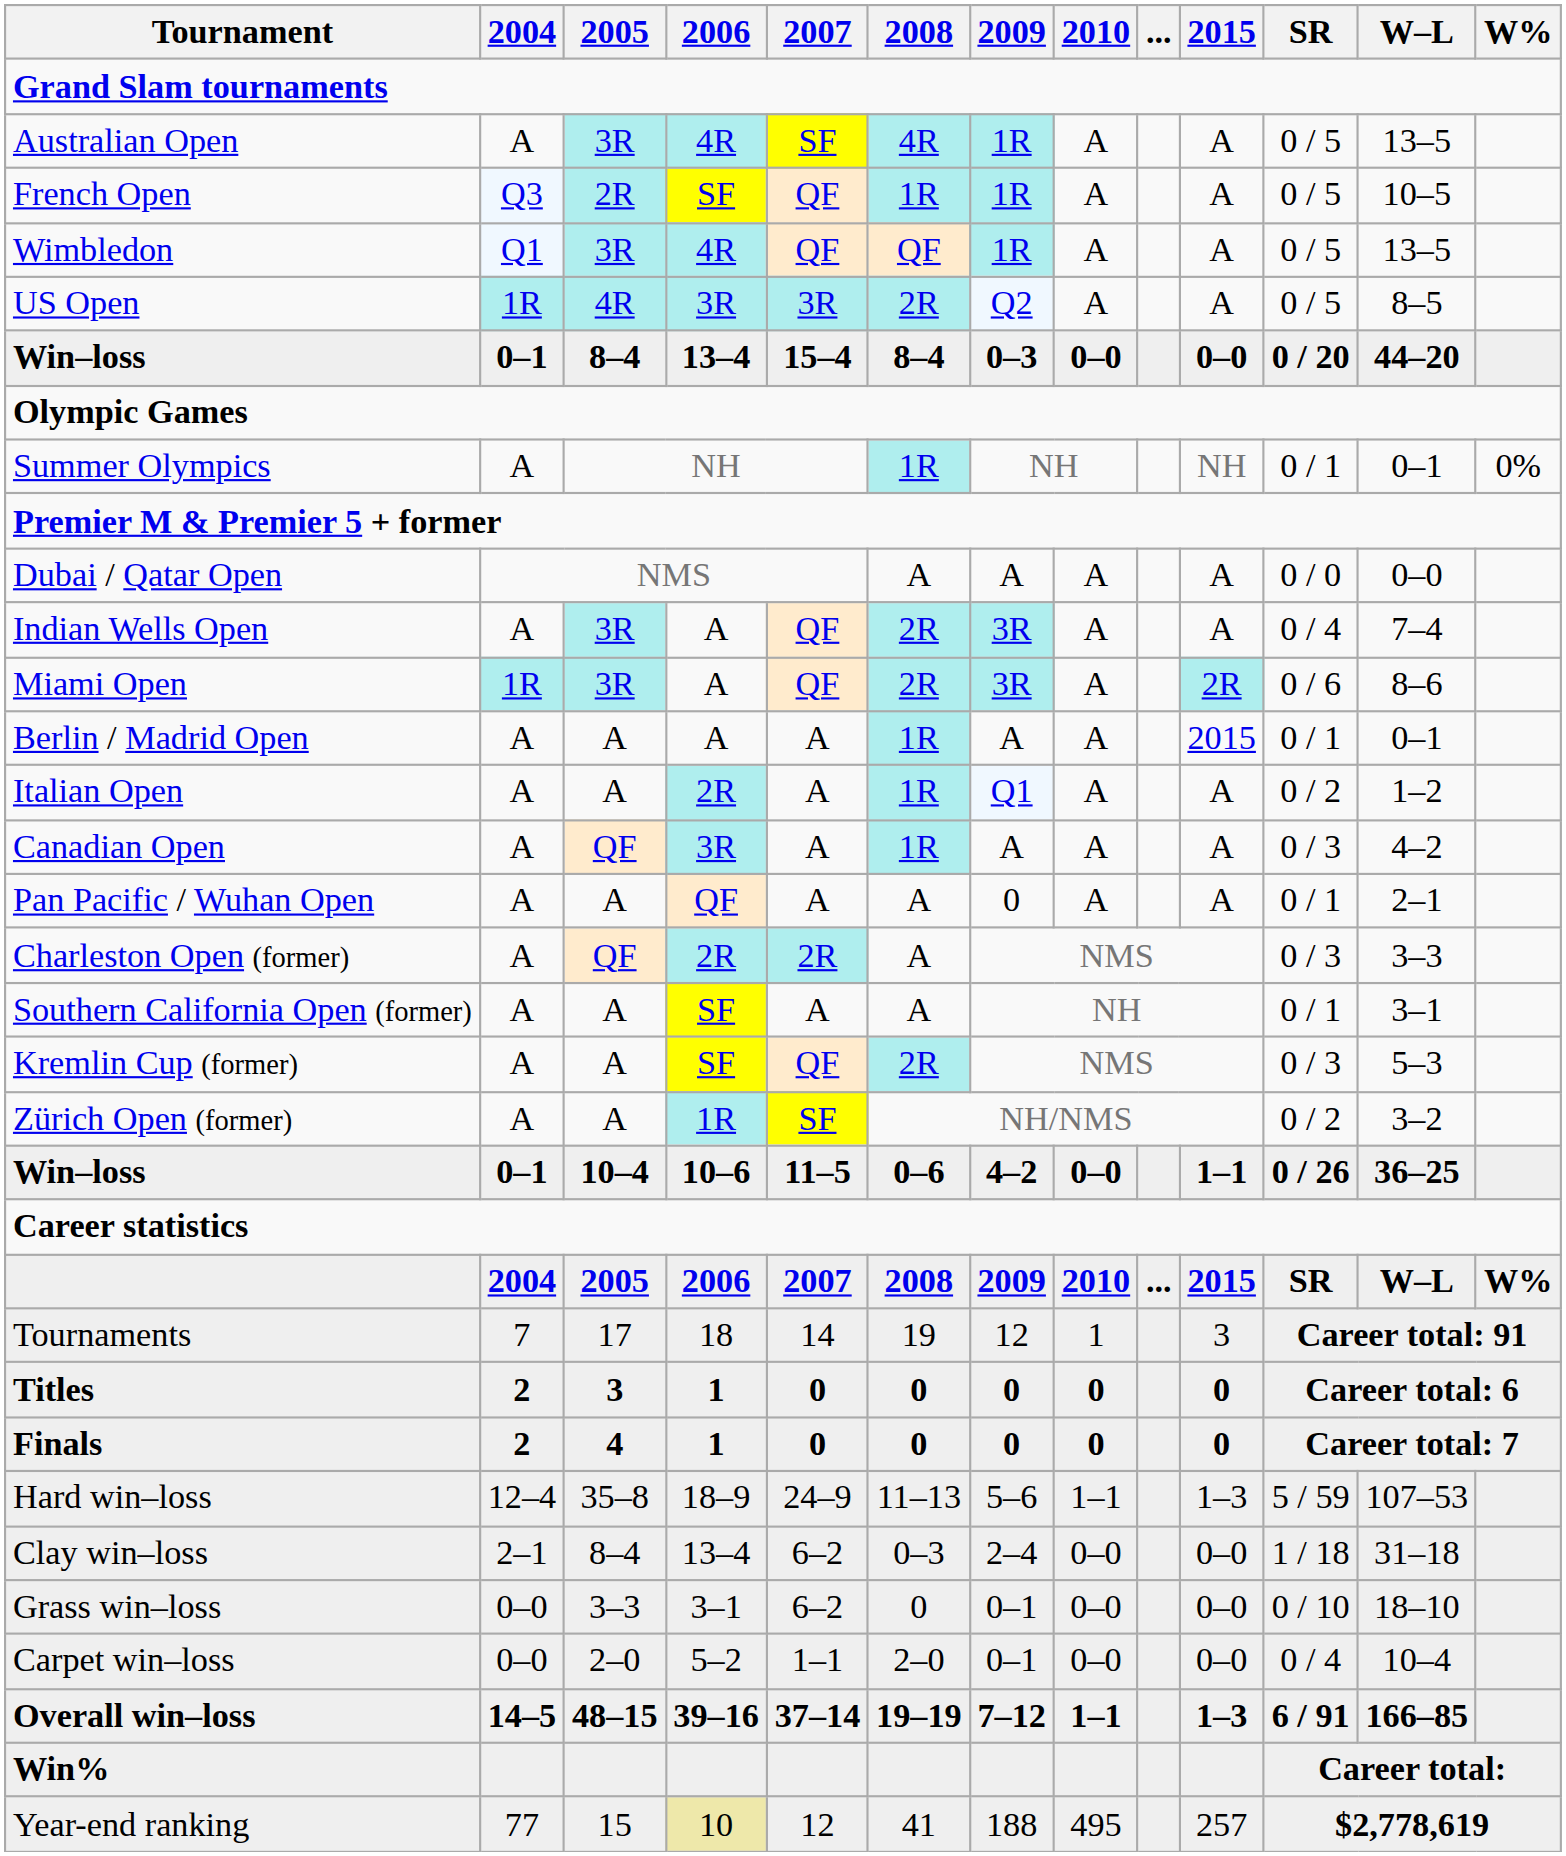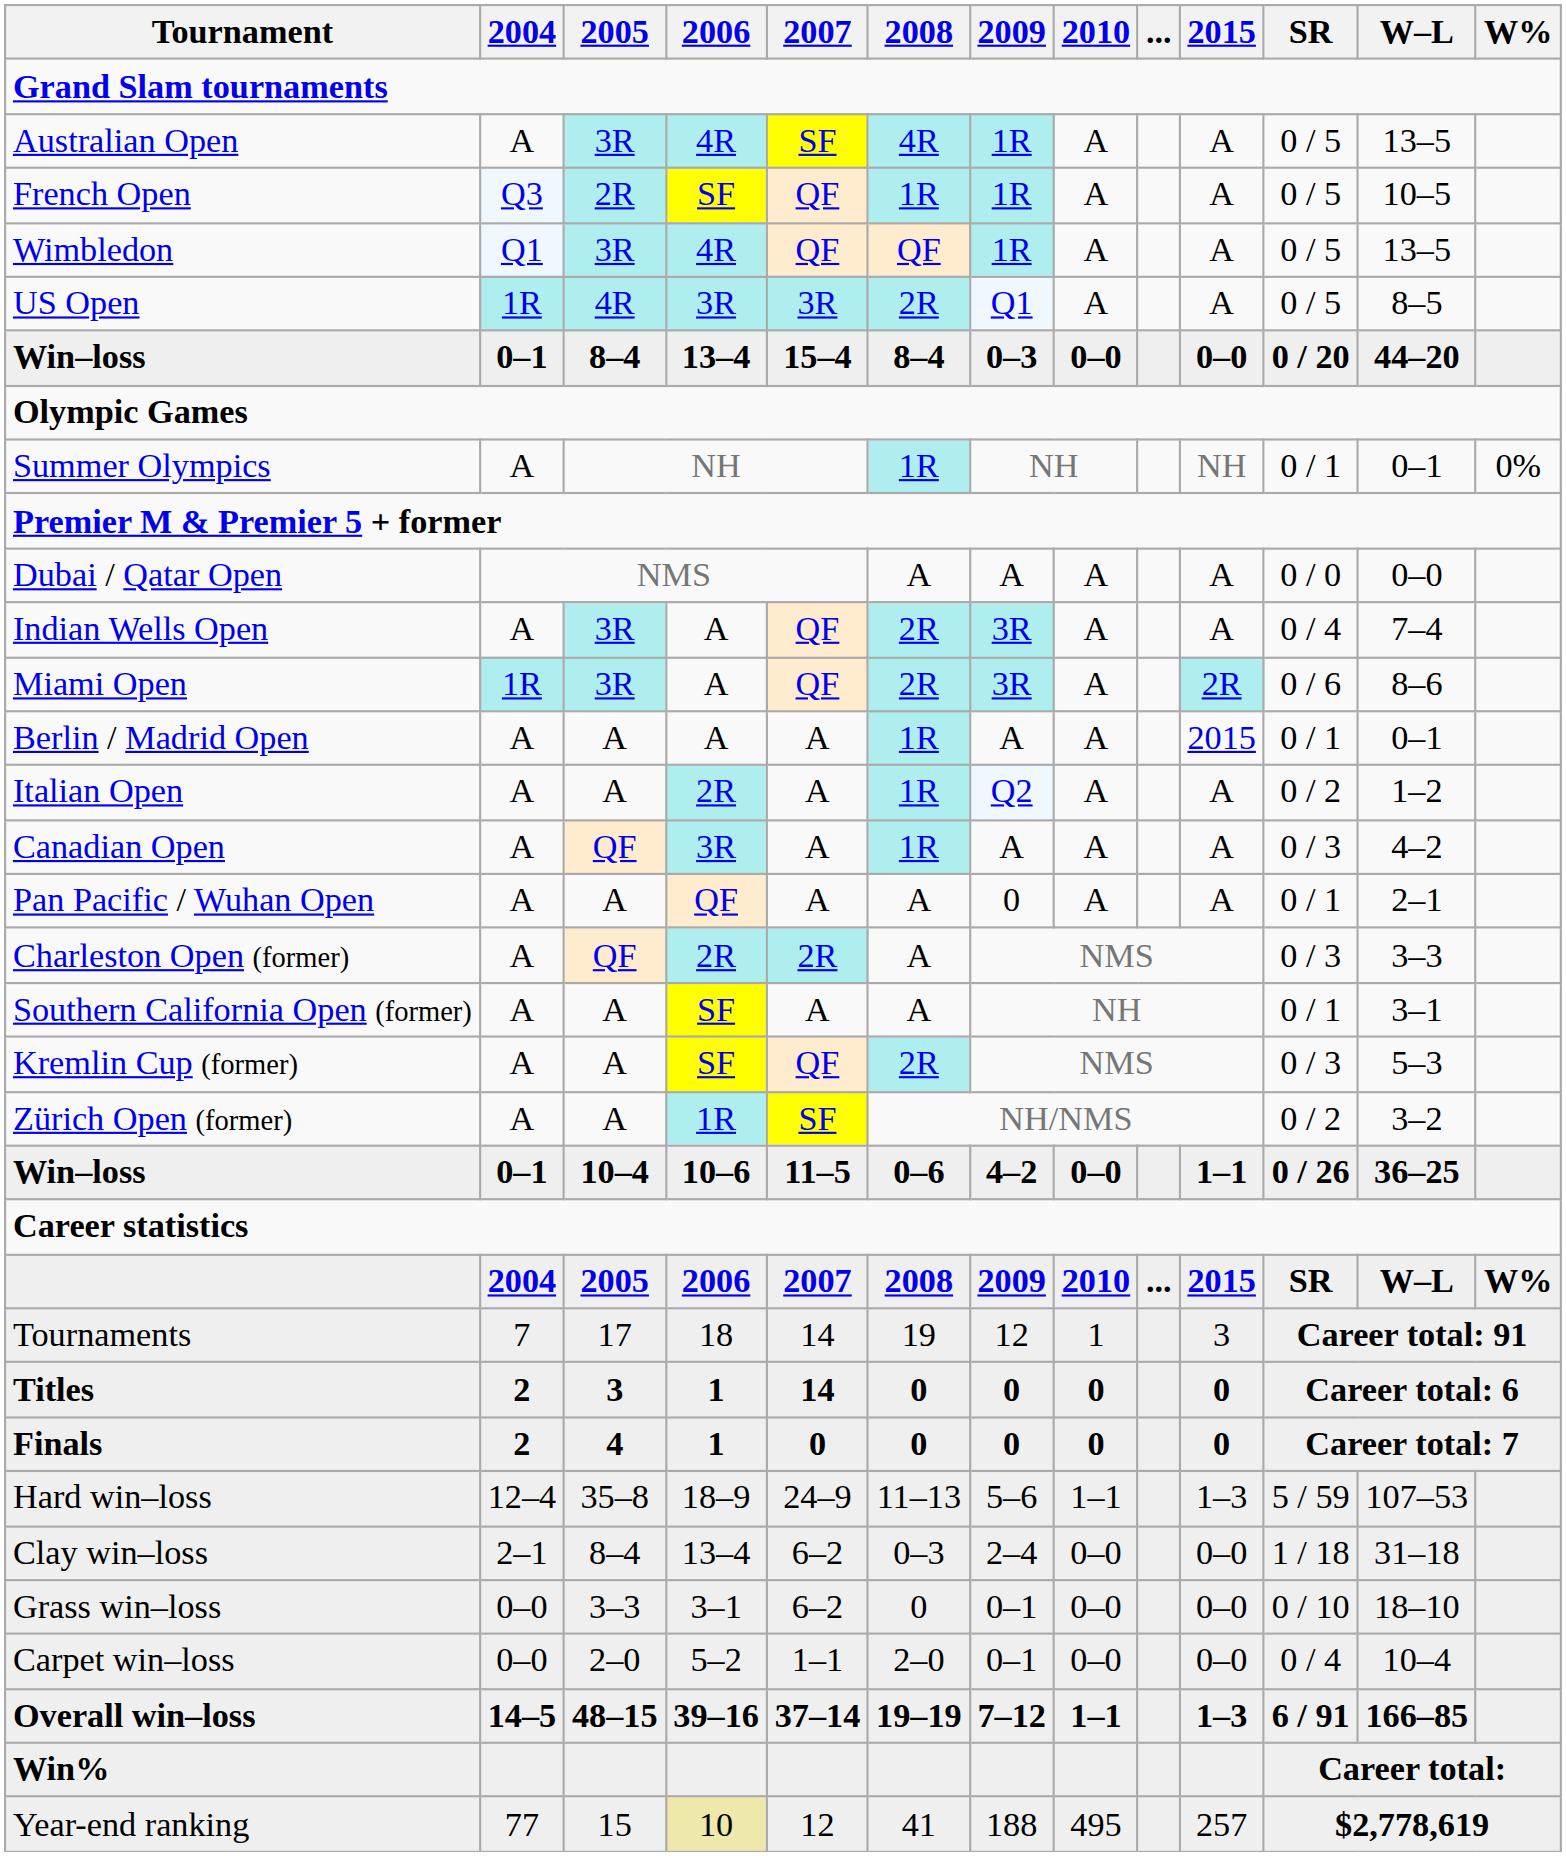(1012, 303) Q2 -> (1012, 303) Q1
(1012, 791) Q1 -> (1012, 791) Q2
(817, 1389) 0 -> (817, 1389) 14
